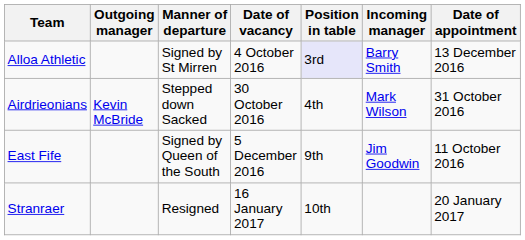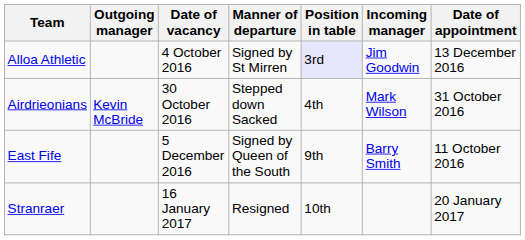columns swapped: (195, 22) <-> (266, 22)
(383, 59) Barry Smith -> (393, 59) Jim Goodwin
(393, 156) Jim Goodwin -> (383, 156) Barry Smith
